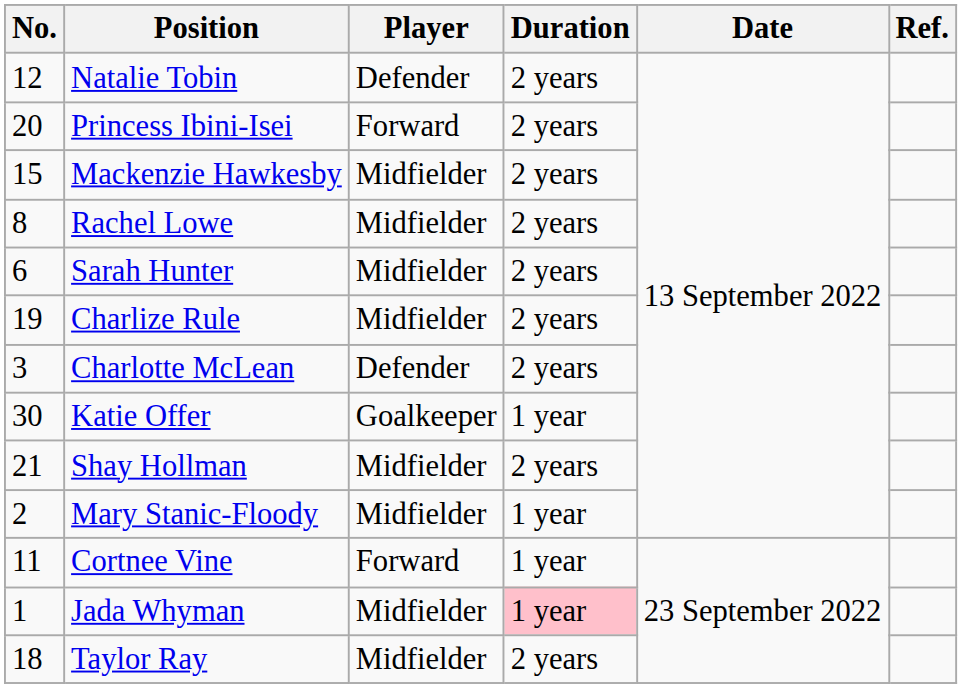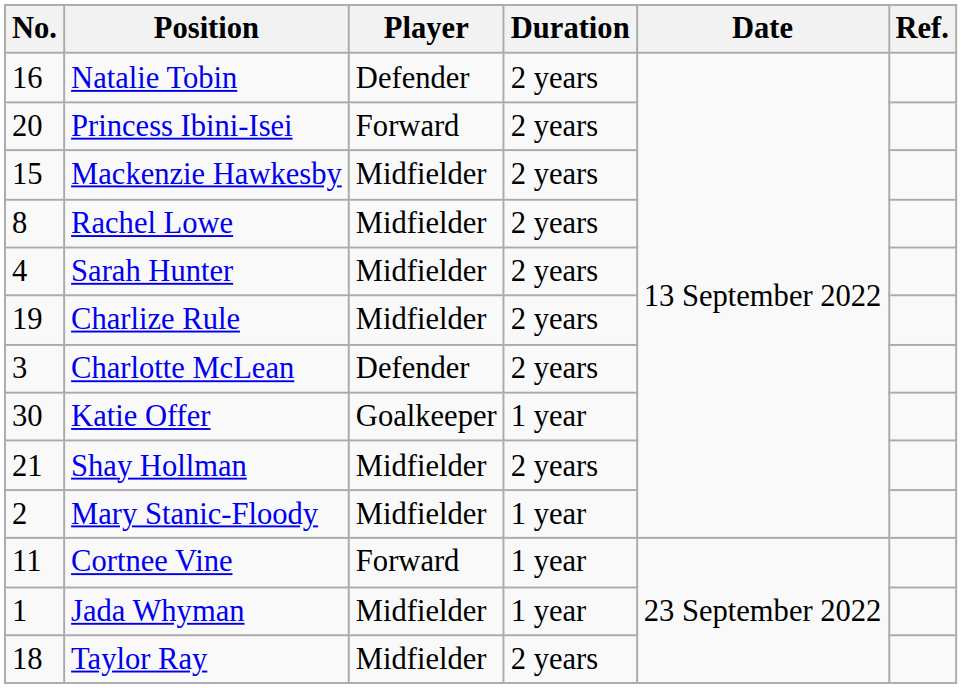(27, 77) 12 -> (27, 77) 16
(20, 271) 6 -> (20, 271) 4
(549, 610) pink background -> (549, 610) no background
